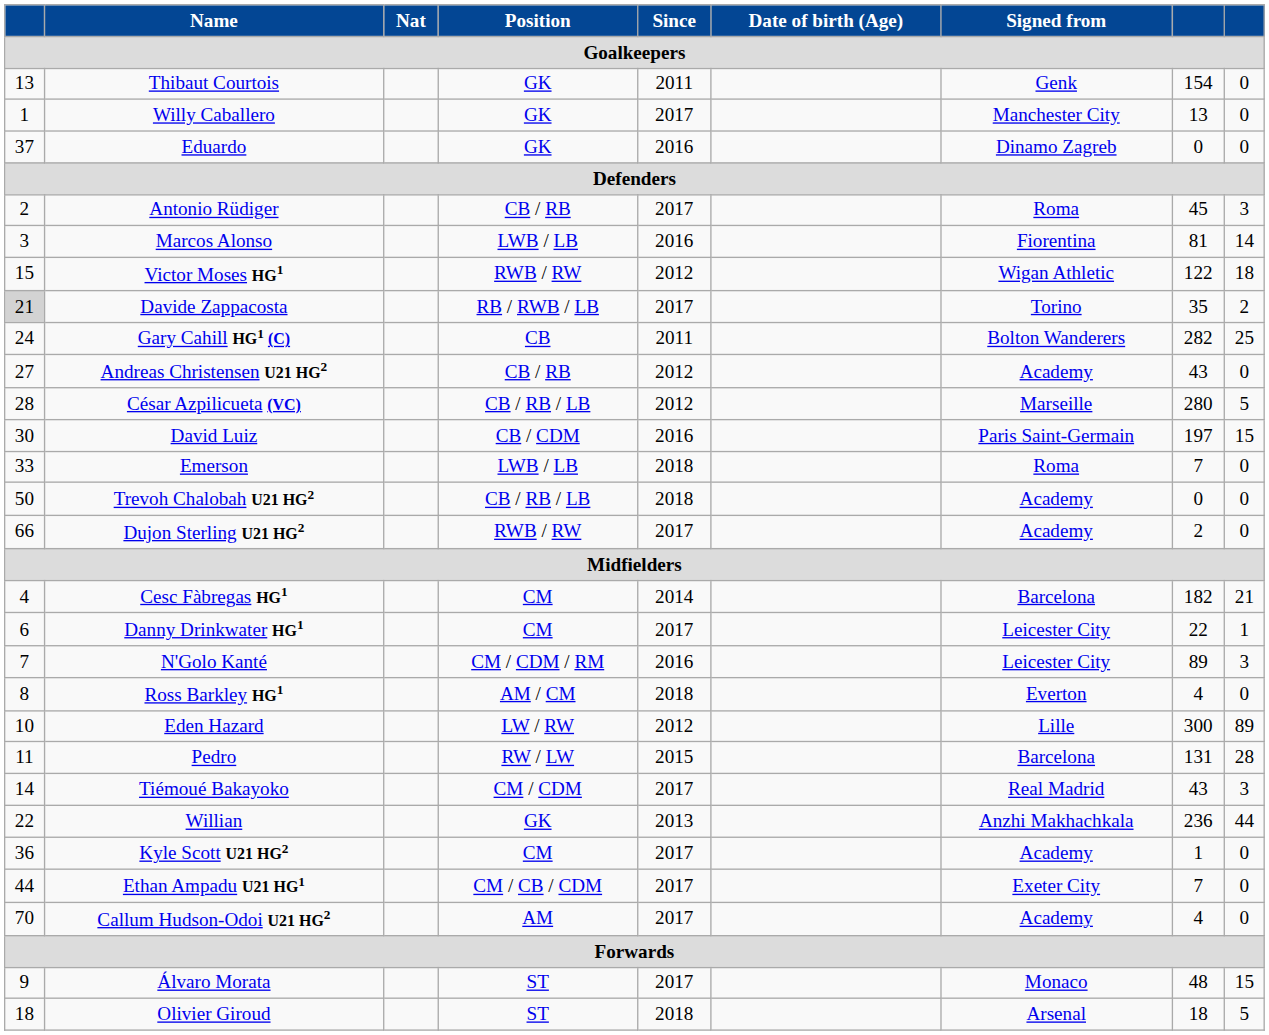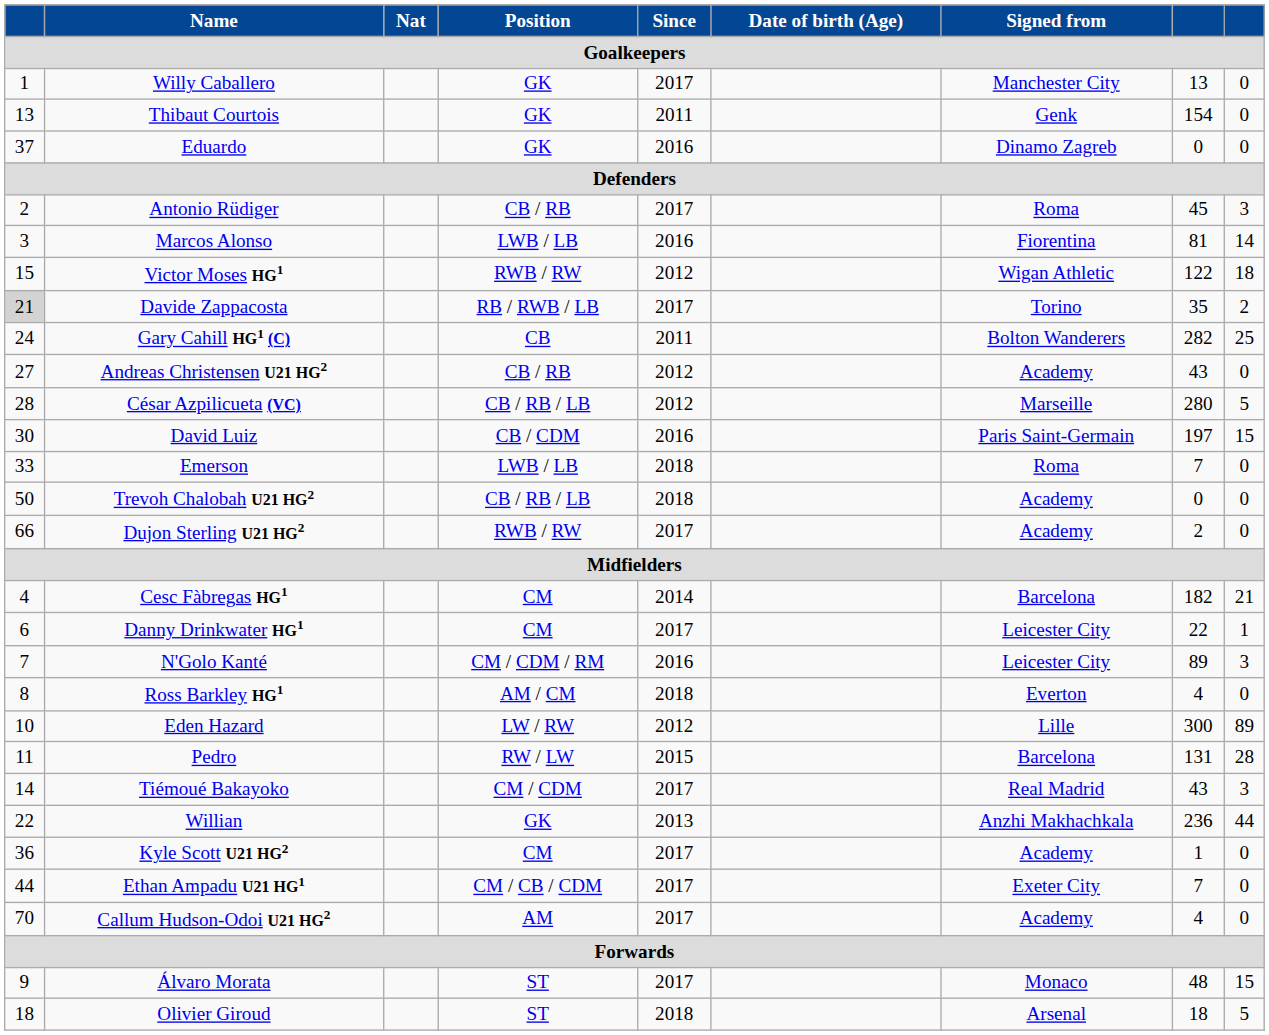rows swapped: (214, 115) <-> (214, 83)
